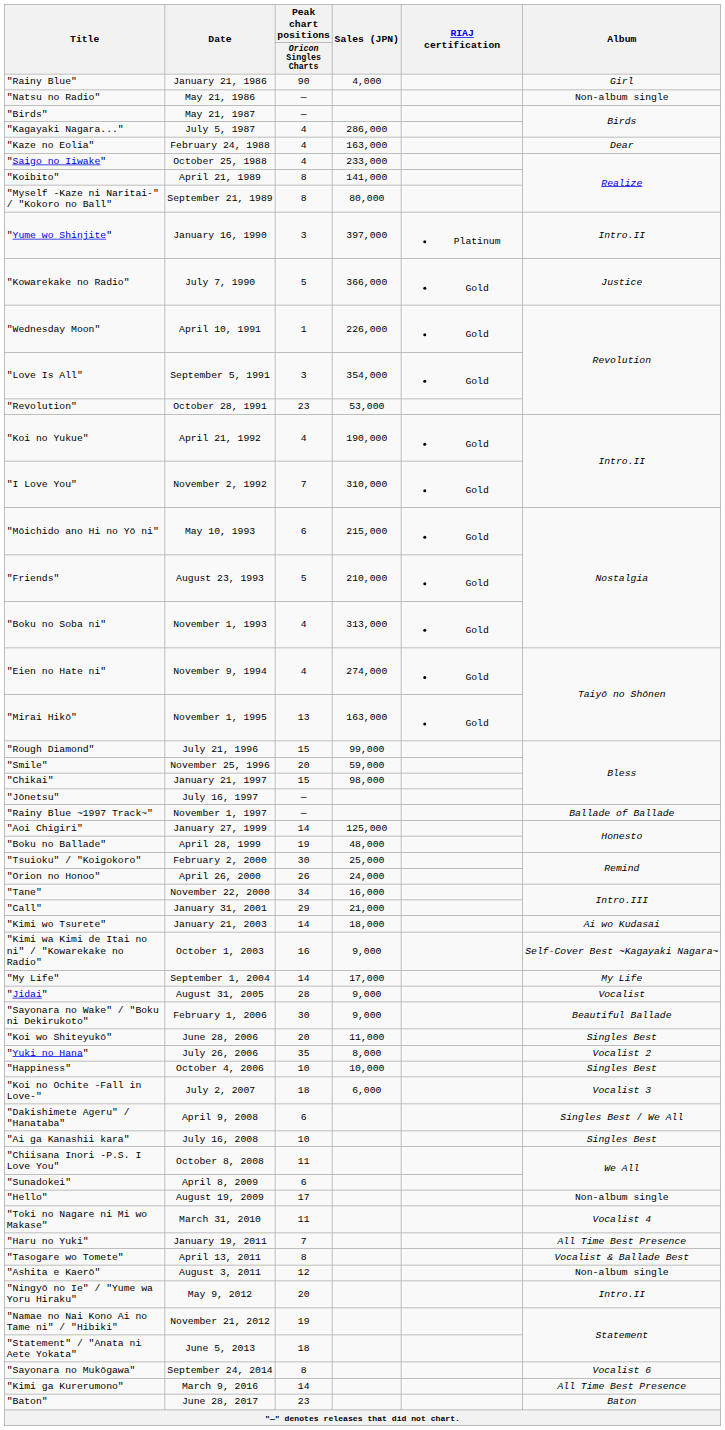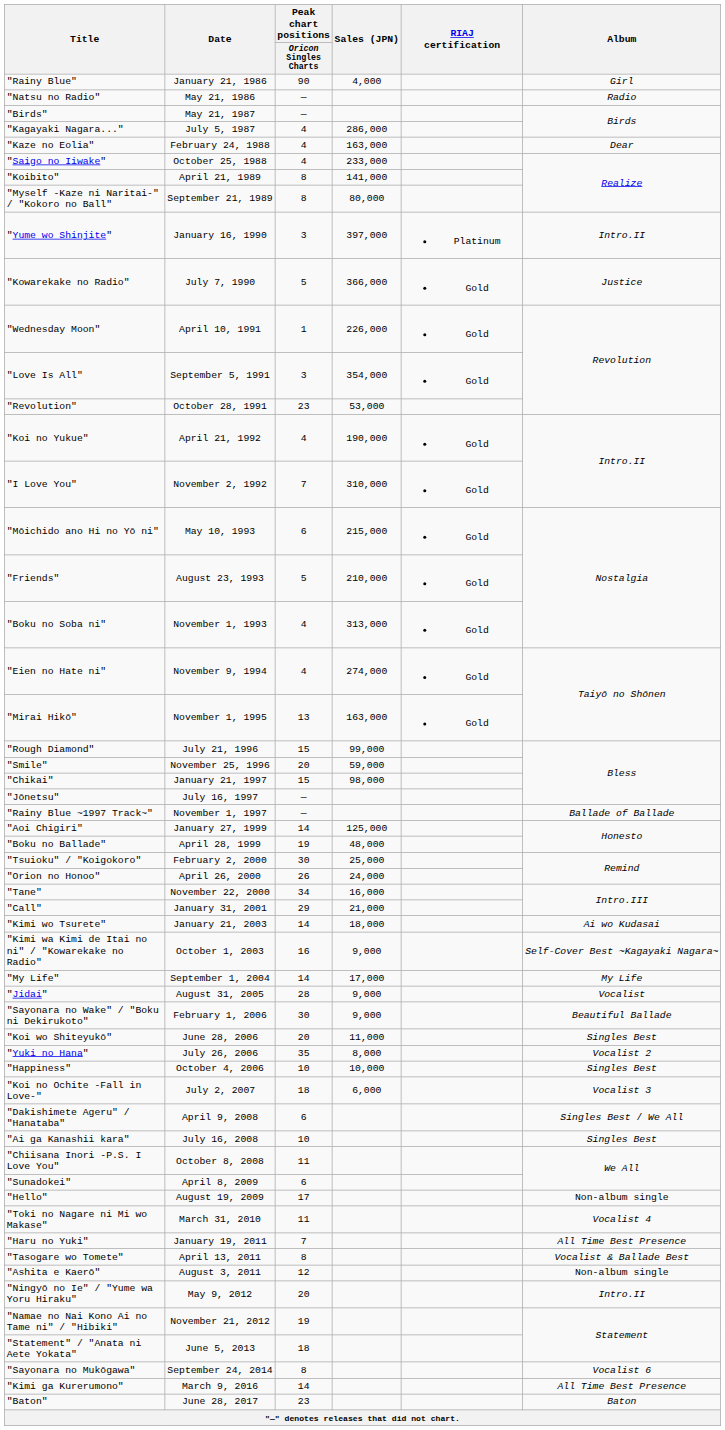(622, 98) Non-album single -> (622, 98) Radio
